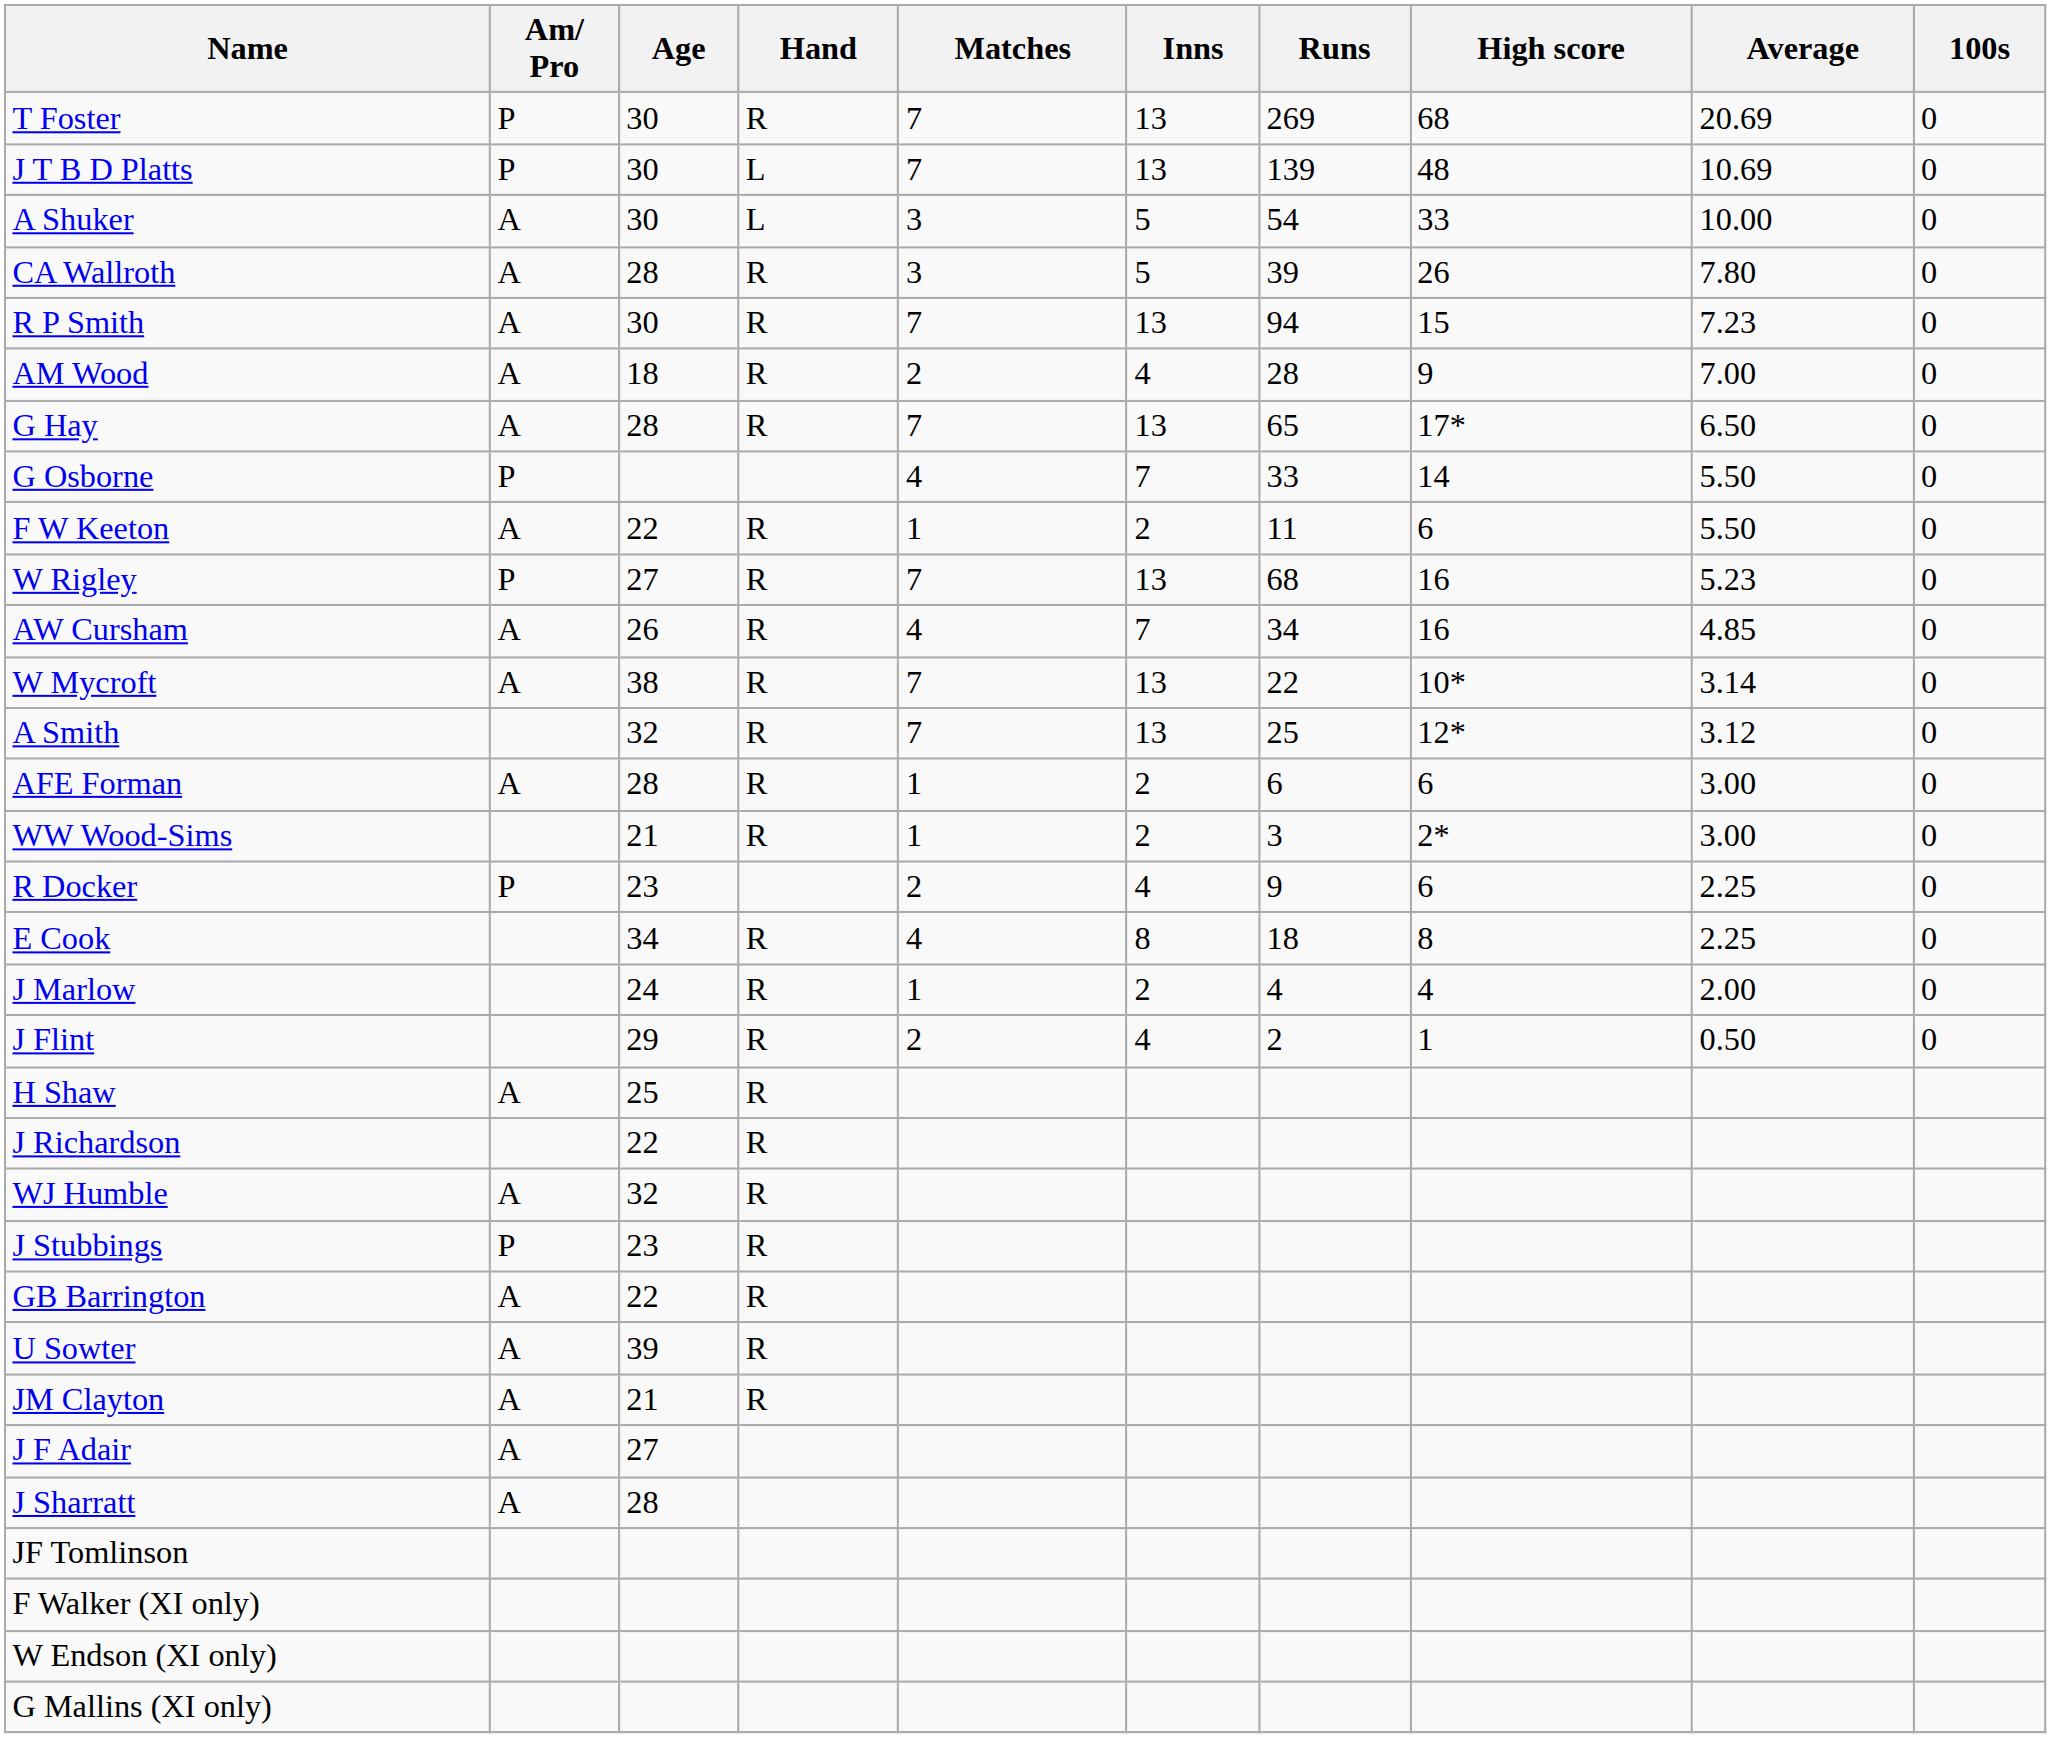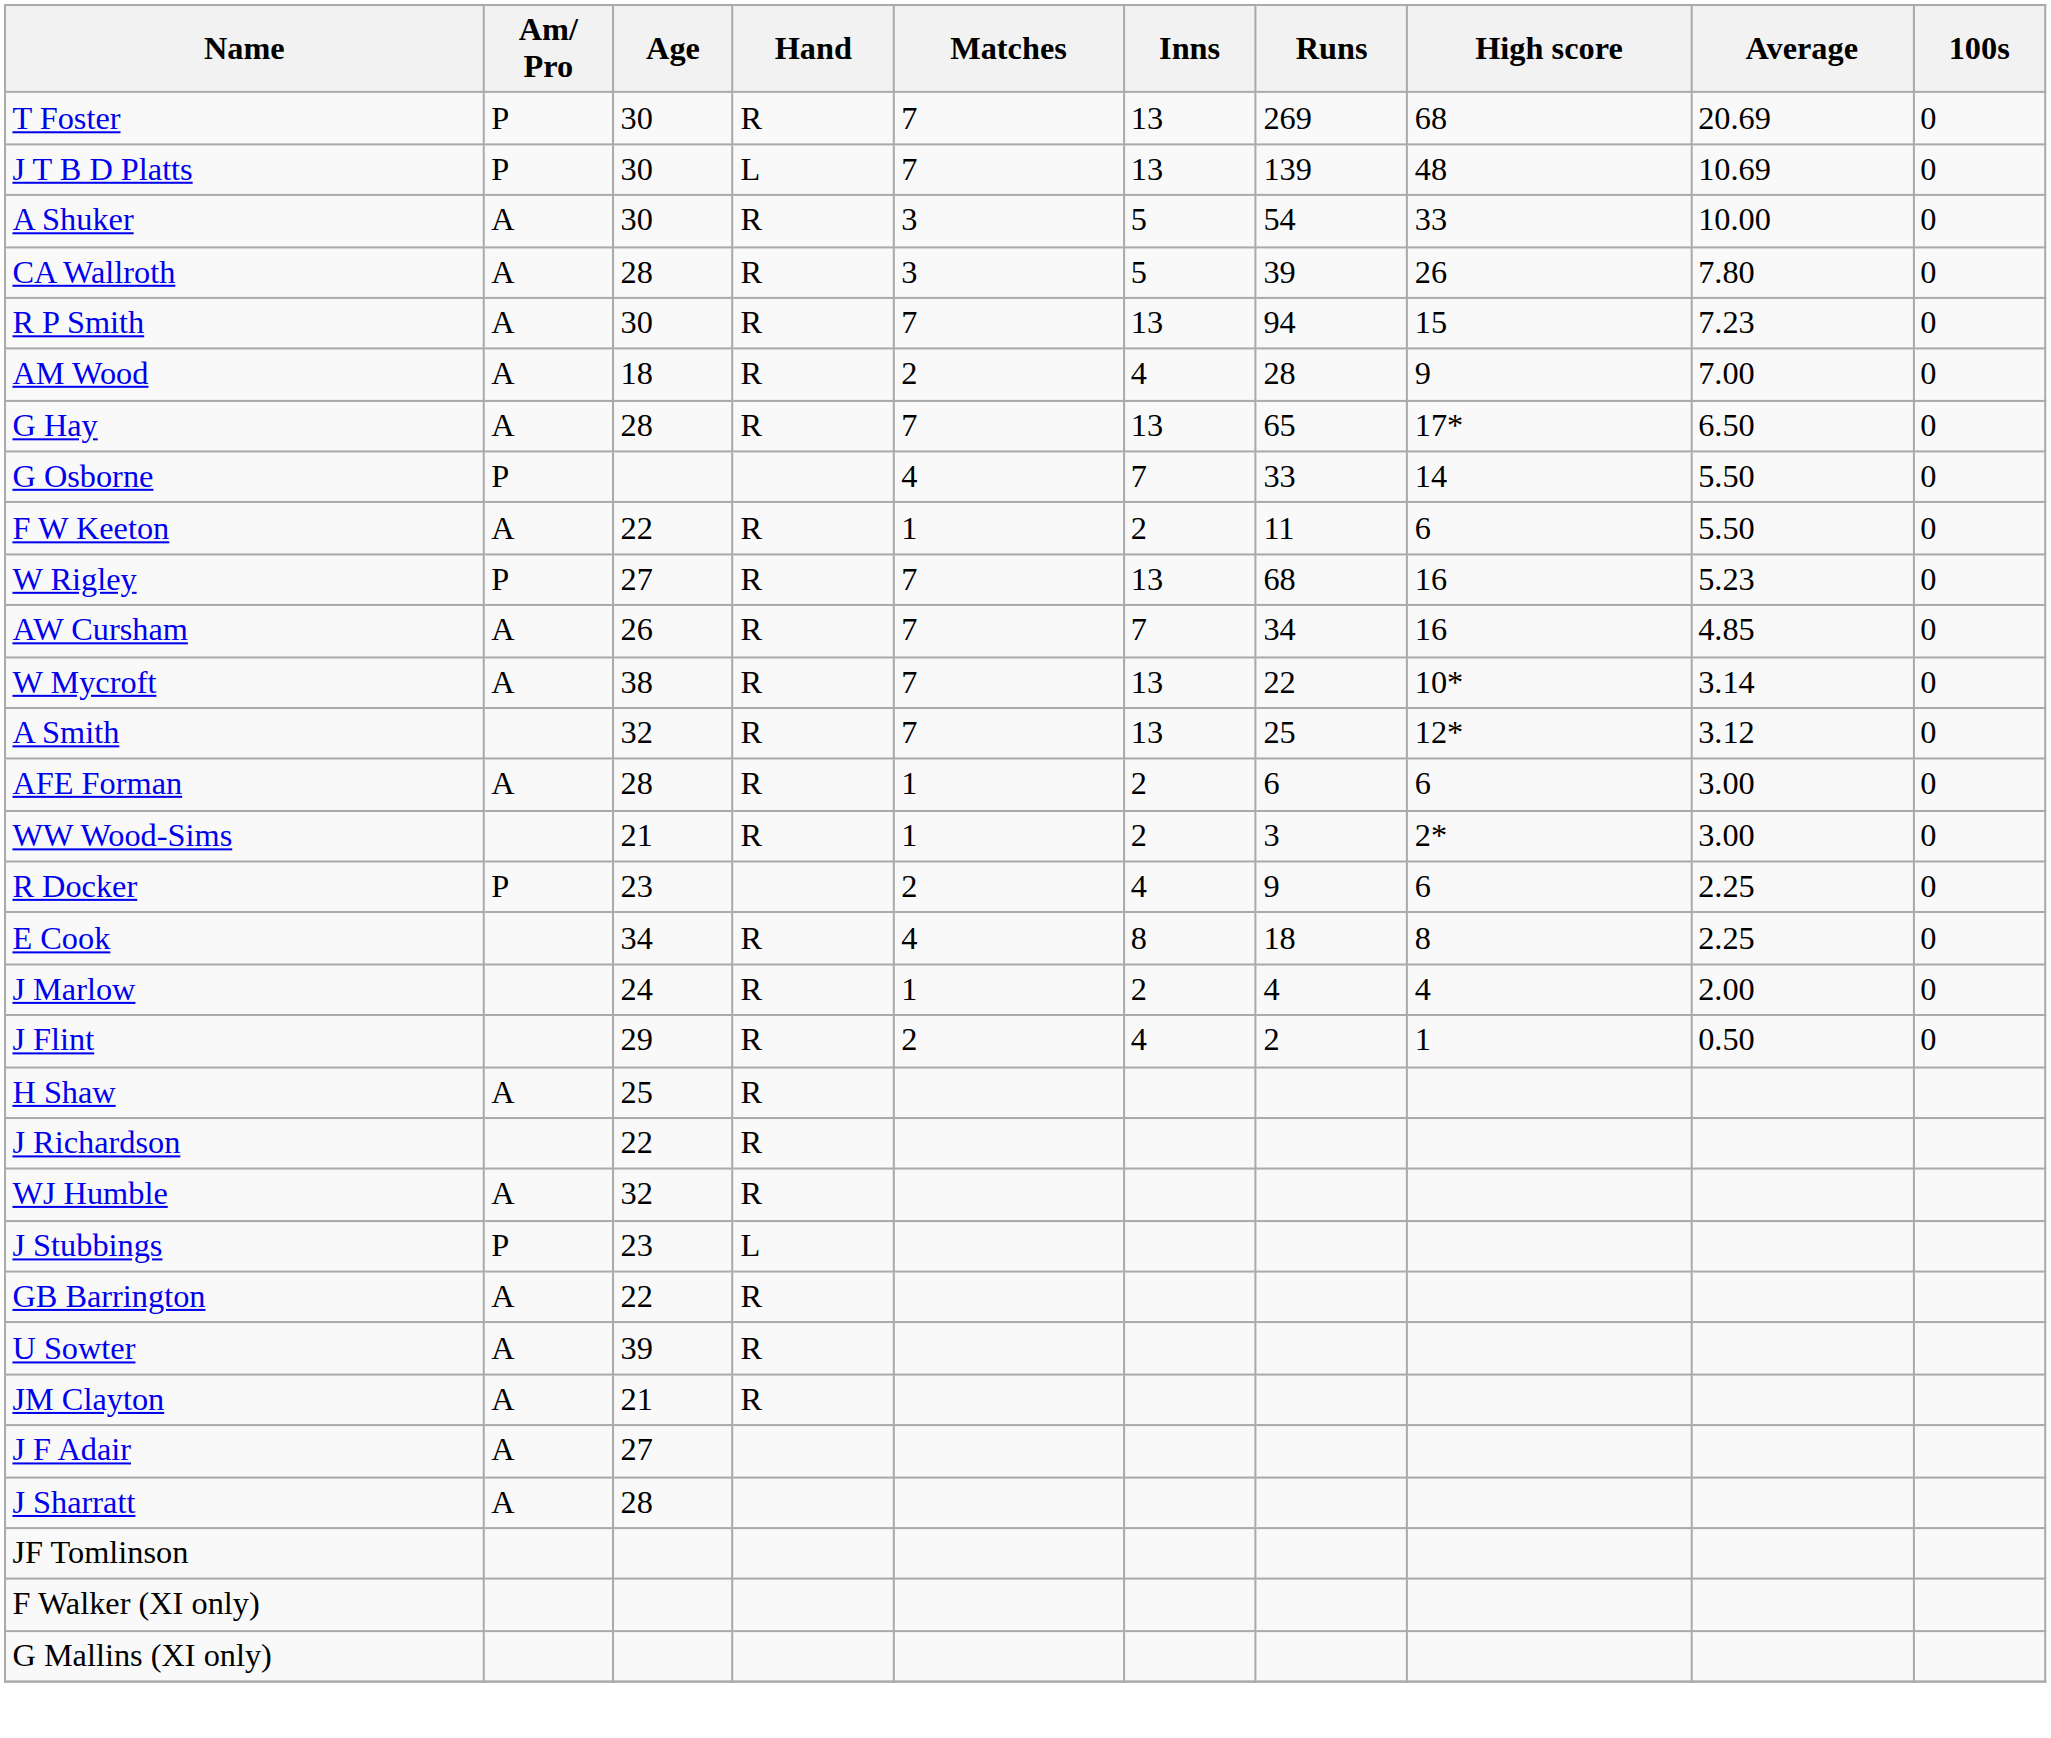(756, 220) L -> (751, 220) R
(914, 630) 4 -> (909, 630) 7
(757, 1245) R -> (750, 1245) L
- row: (145, 1655)
